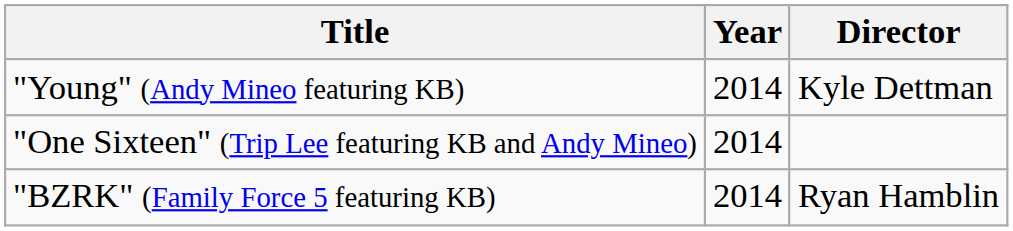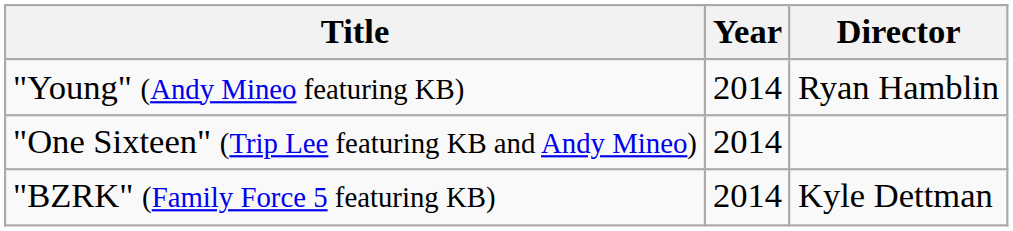(895, 86) Kyle Dettman -> (899, 86) Ryan Hamblin
(899, 196) Ryan Hamblin -> (895, 196) Kyle Dettman
